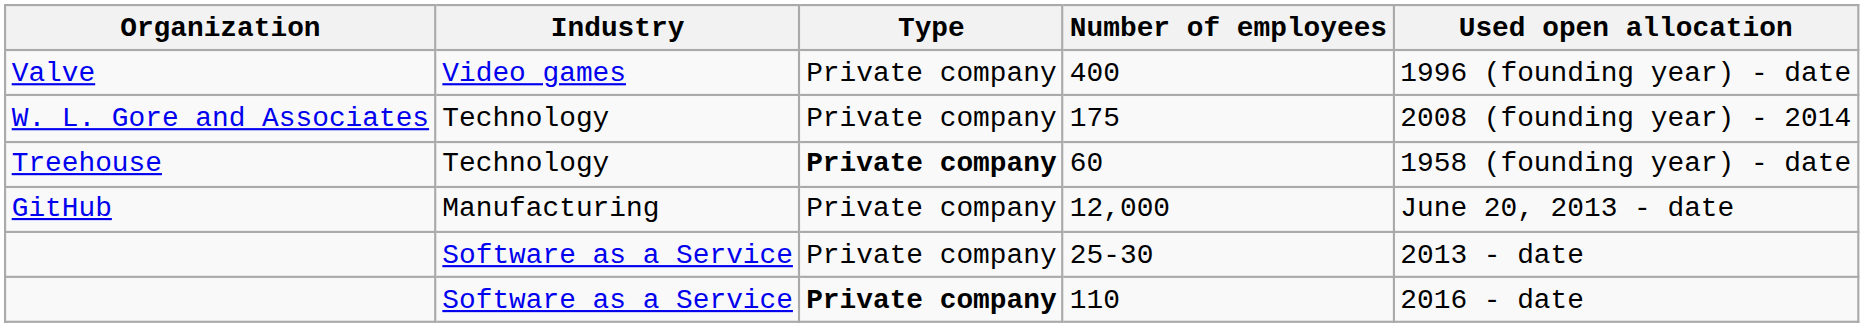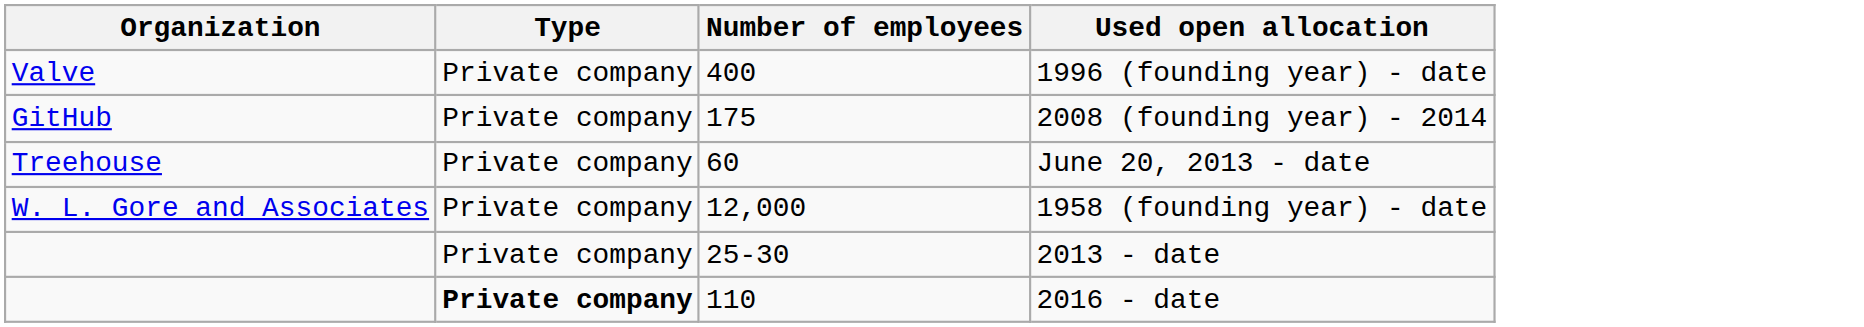- column: (618, 28)
(220, 118) W. L. Gore and Associates -> (62, 118) GitHub
(931, 164) bold -> (568, 164) normal
(1626, 164) 1958 (founding year) - date -> (1203, 164) June 20, 2013 - date
(62, 209) GitHub -> (220, 209) W. L. Gore and Associates
(1567, 209) June 20, 2013 - date -> (1262, 209) 1958 (founding year) - date
